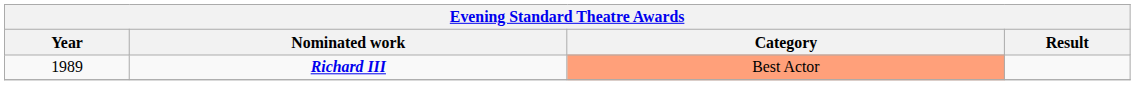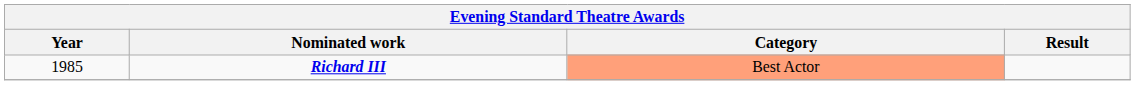(67, 67) 1989 -> (67, 67) 1985
